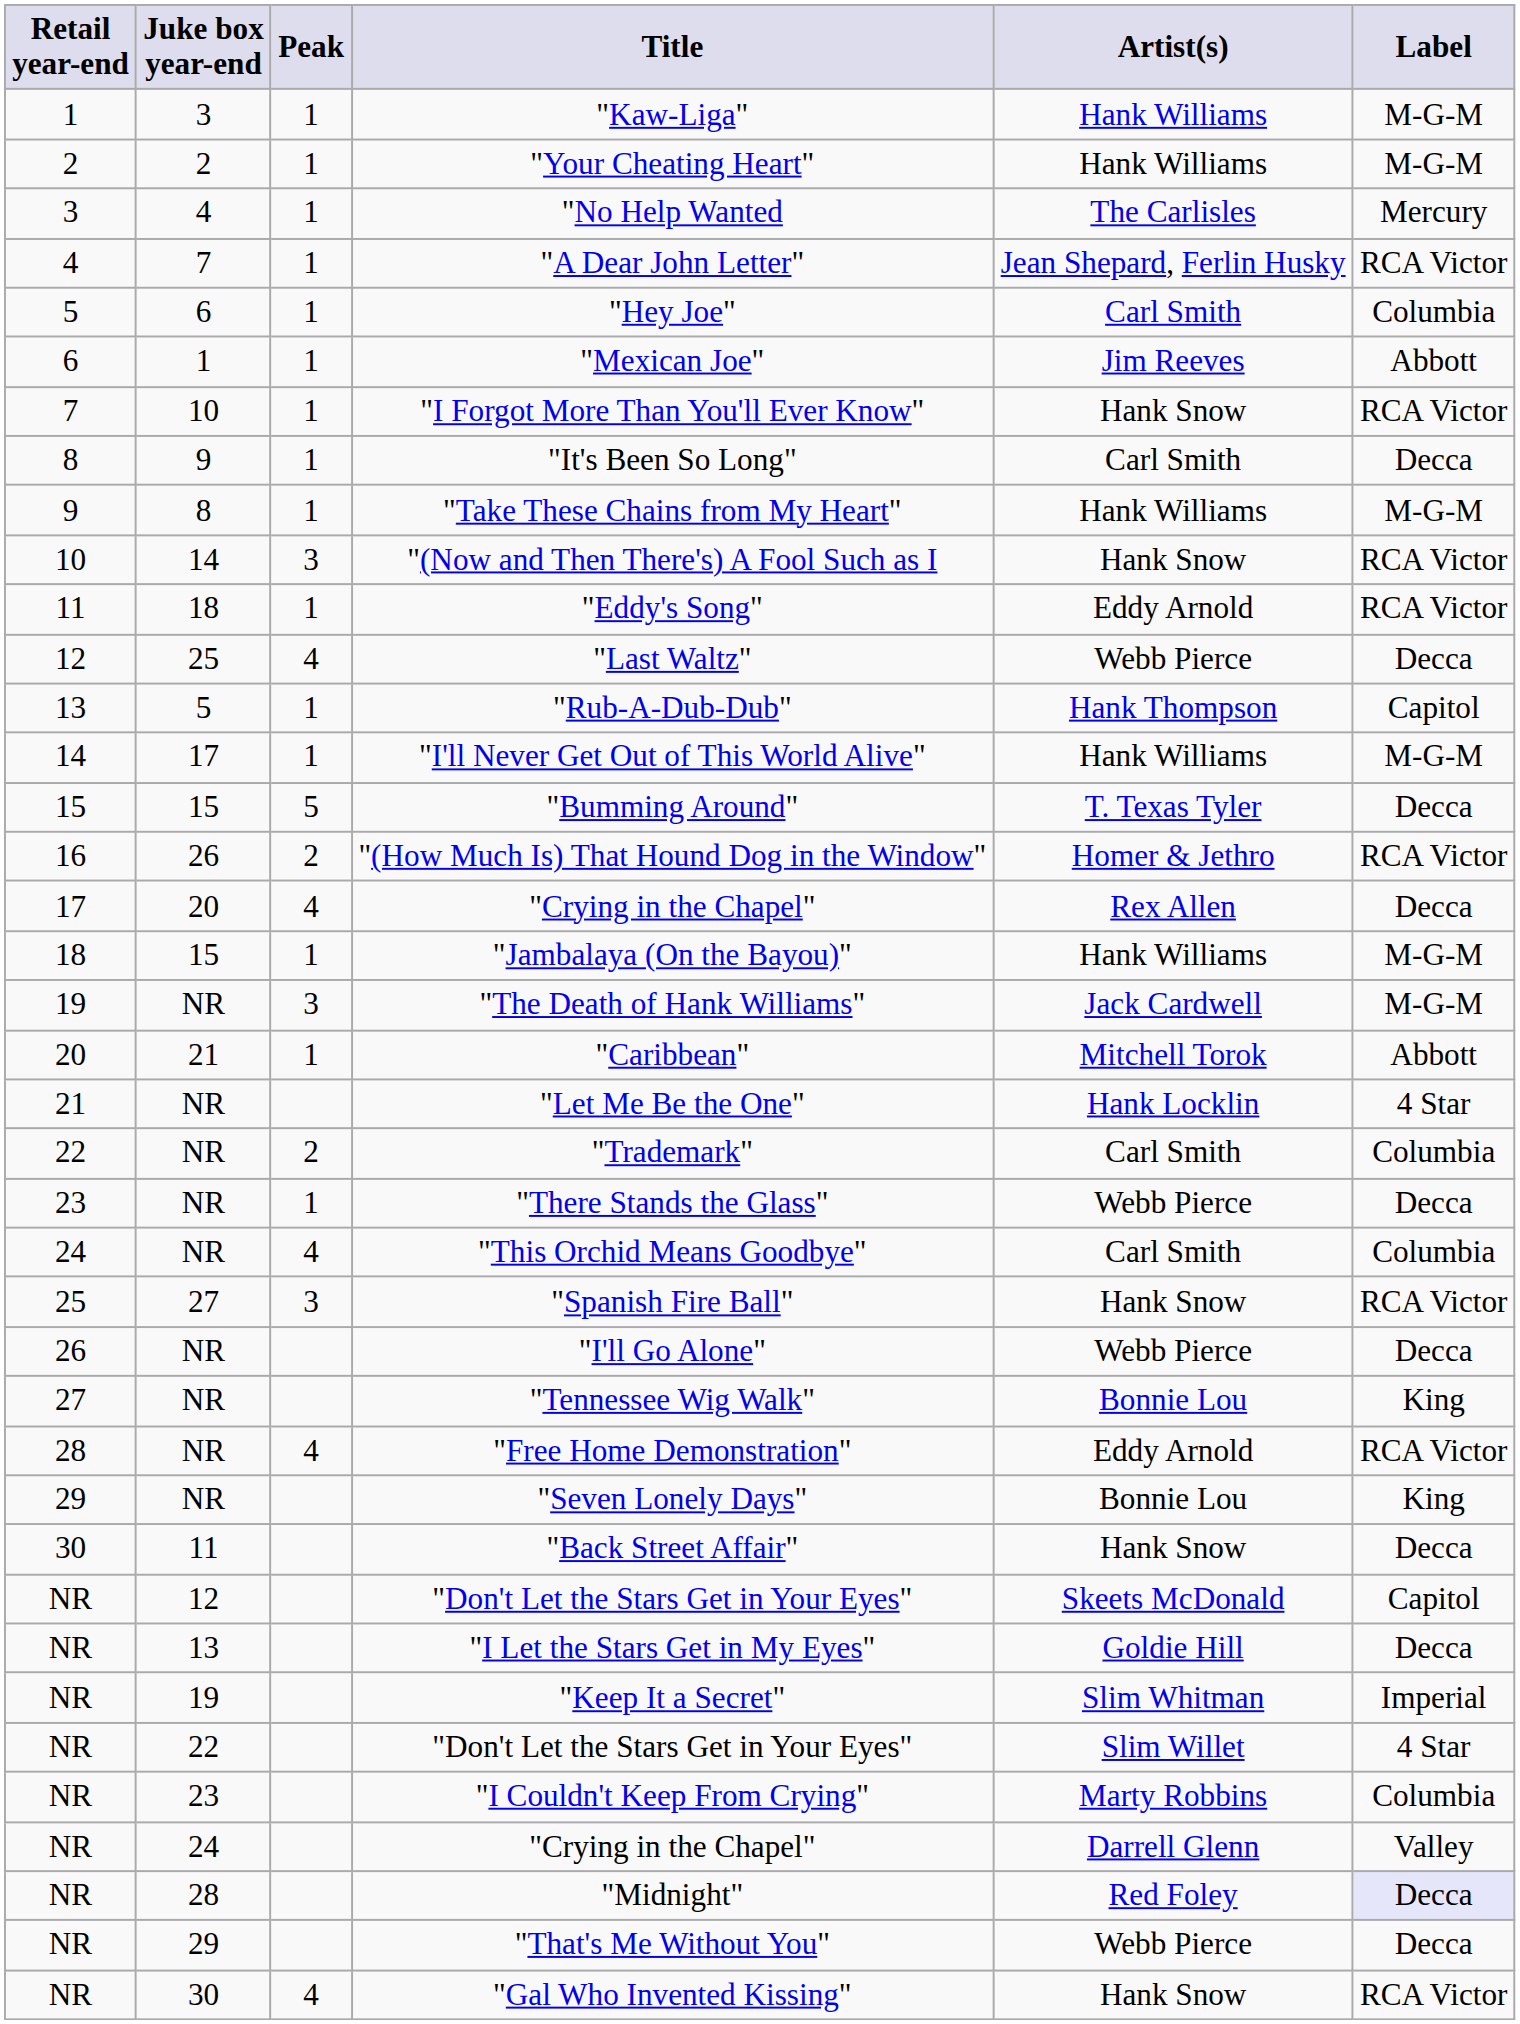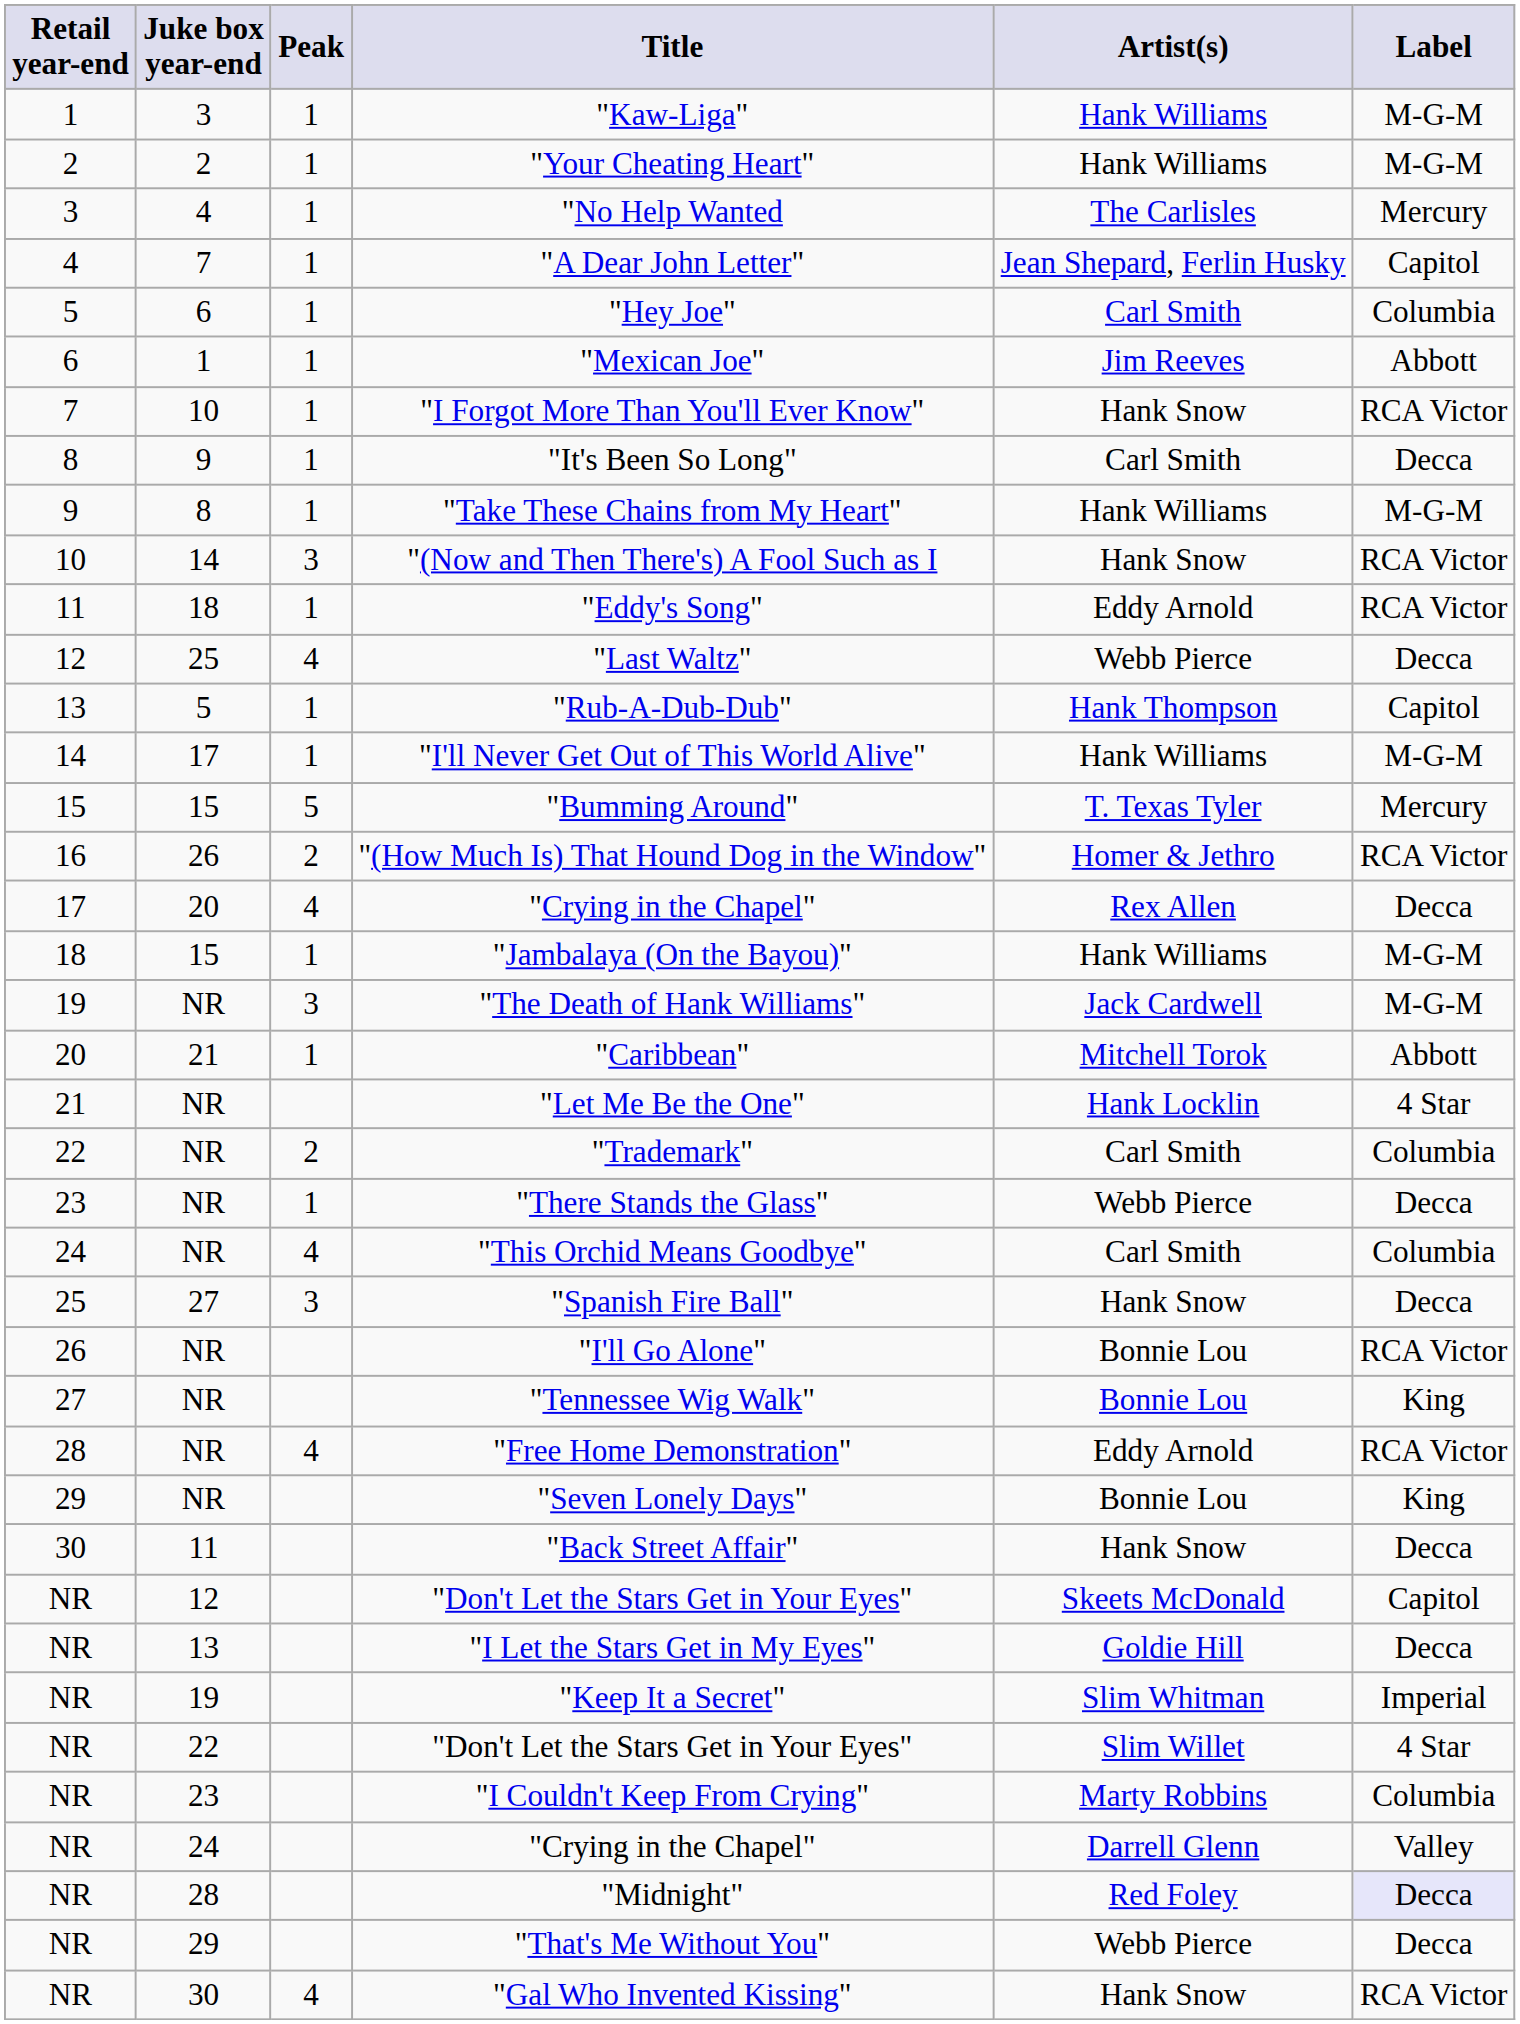(1434, 262) RCA Victor -> (1434, 262) Capitol
(1434, 806) Decca -> (1434, 806) Mercury
(1434, 1301) RCA Victor -> (1434, 1301) Decca
(1173, 1350) Webb Pierce -> (1173, 1350) Bonnie Lou
(1434, 1350) Decca -> (1434, 1350) RCA Victor
